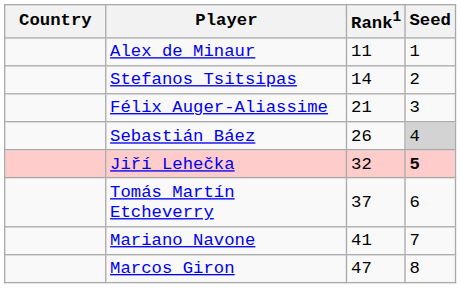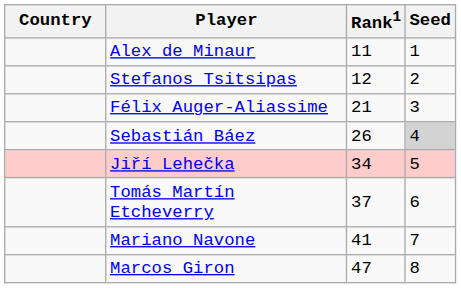(361, 80) 14 -> (361, 80) 12
(361, 164) 32 -> (361, 164) 34
(415, 164) bold -> (415, 164) normal
